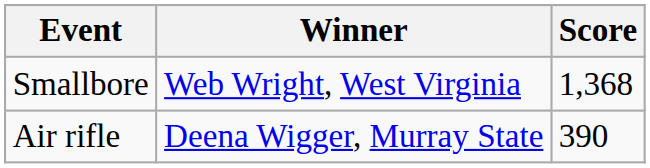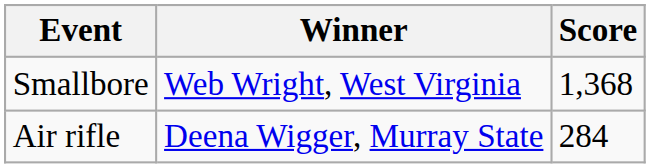(584, 135) 390 -> (584, 135) 284
